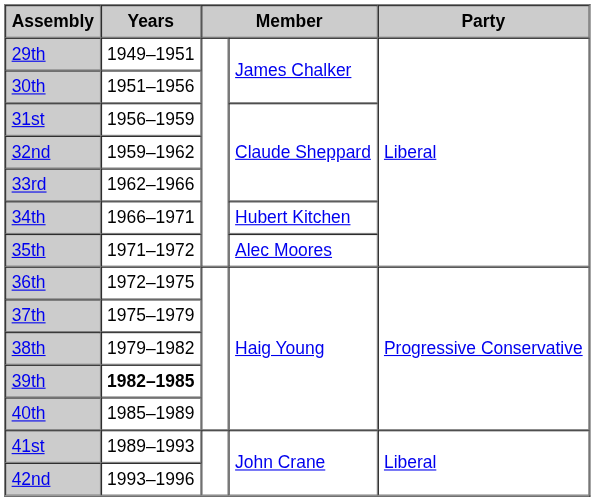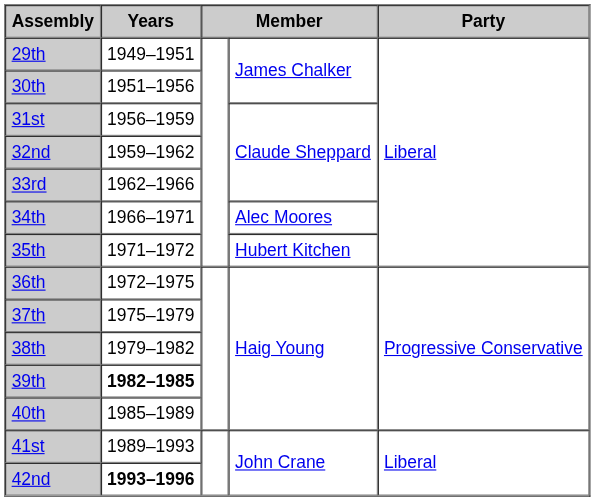(293, 217) Hubert Kitchen -> (284, 217) Alec Moores
(284, 250) Alec Moores -> (293, 250) Hubert Kitchen
(151, 479) normal -> (151, 479) bold
